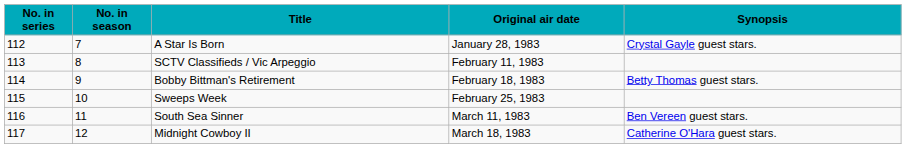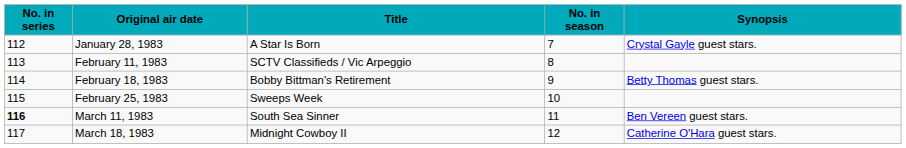columns swapped: (112, 19) <-> (537, 19)
(16, 116) normal -> (16, 116) bold
